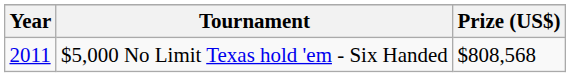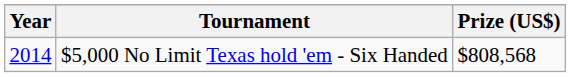(30, 54) 2011 -> (30, 54) 2014
